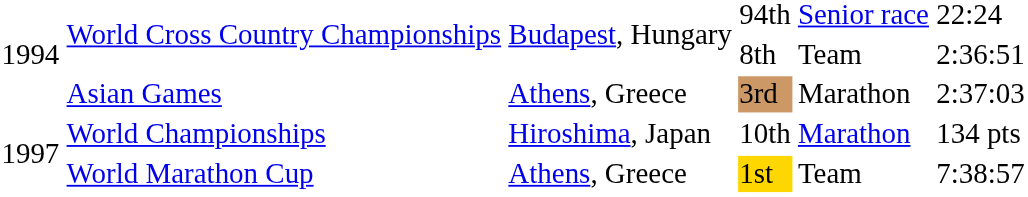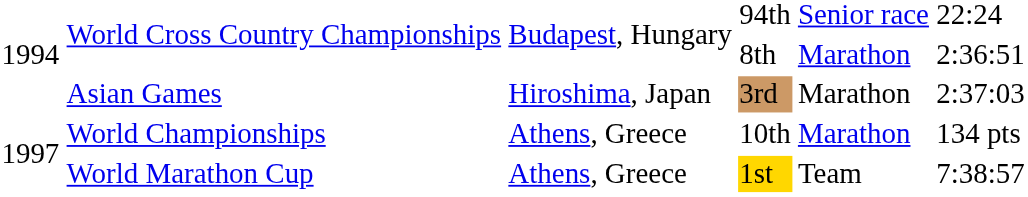(830, 54) Team -> (854, 54) Marathon
(598, 93) Athens, Greece -> (610, 93) Hiroshima, Japan
(610, 133) Hiroshima, Japan -> (598, 133) Athens, Greece
